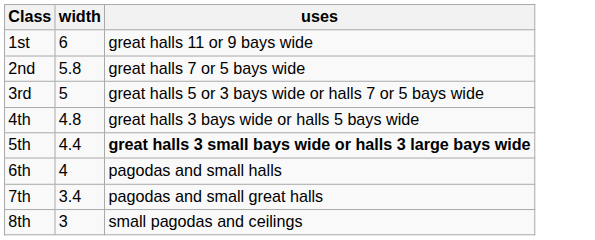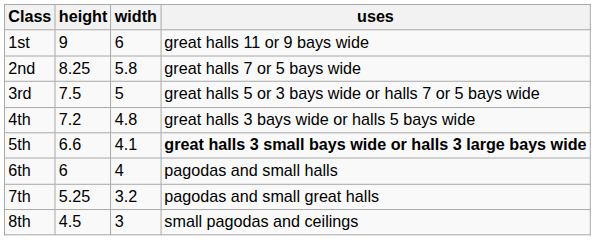+ column: (83, 17)
(70, 145) 4.4 -> (126, 145) 4.1
(70, 196) 3.4 -> (126, 196) 3.2
